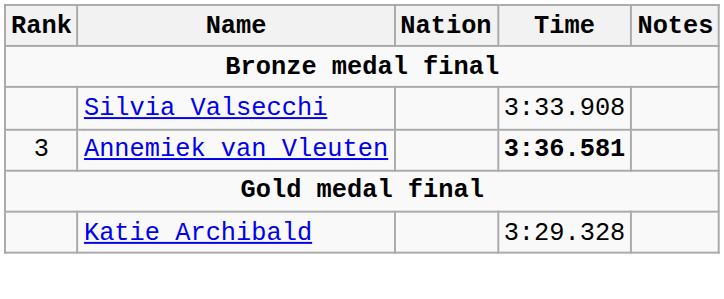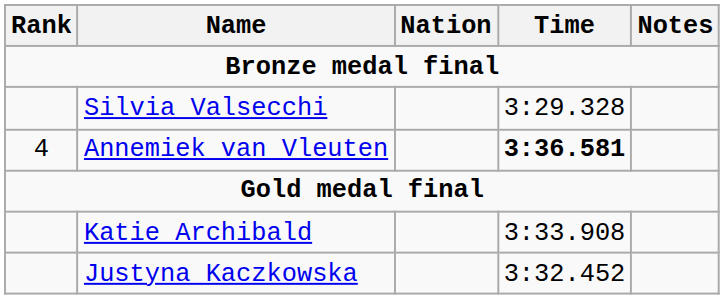(564, 108) 3:33.908 -> (564, 108) 3:29.328
(41, 150) 3 -> (41, 150) 4
(564, 232) 3:29.328 -> (564, 232) 3:33.908
+ row: (221, 274)
